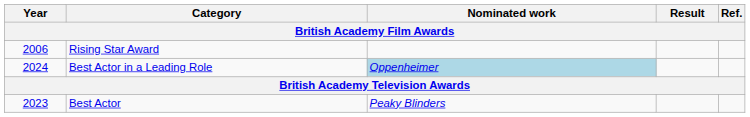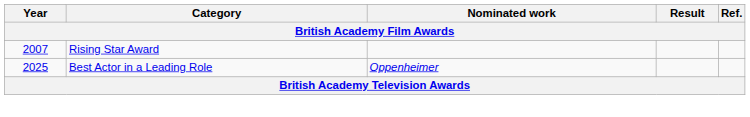(35, 49) 2006 -> (35, 49) 2007
(35, 67) 2024 -> (35, 67) 2025
(404, 67) lightblue background -> (404, 67) no background
- row: (95, 103)
